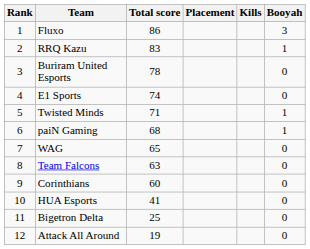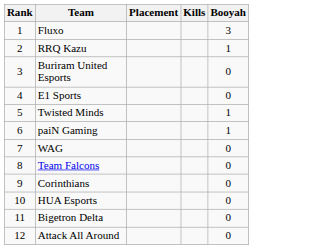- column: (155, 13)
